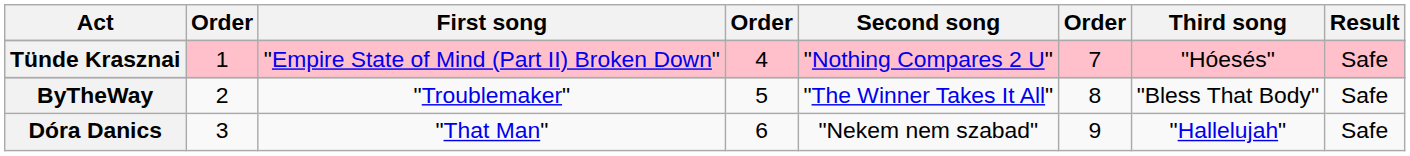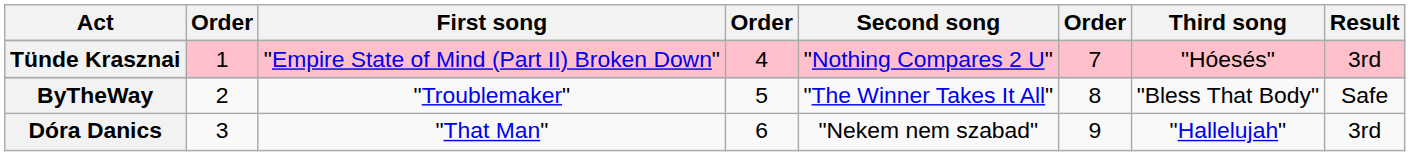(1365, 58) Safe -> (1365, 58) 3rd
(1365, 131) Safe -> (1365, 131) 3rd
